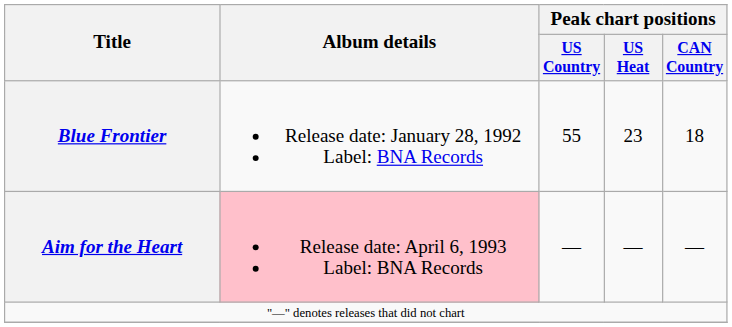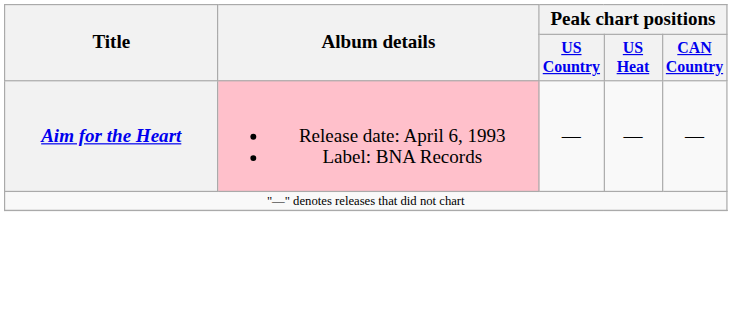- row: (112, 135)
